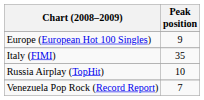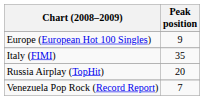(180, 71) 10 -> (180, 71) 20
